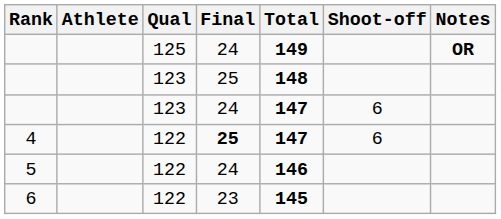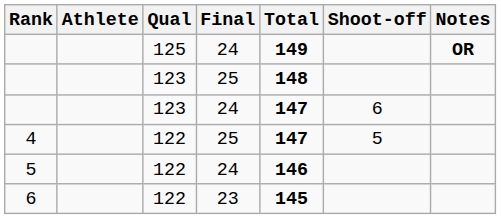(228, 139) bold -> (228, 139) normal
(377, 139) 6 -> (377, 139) 5
